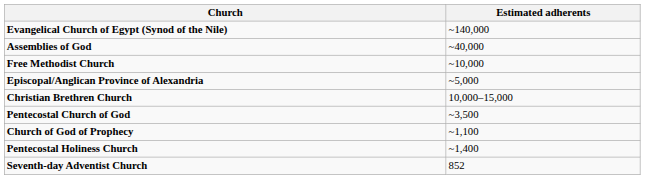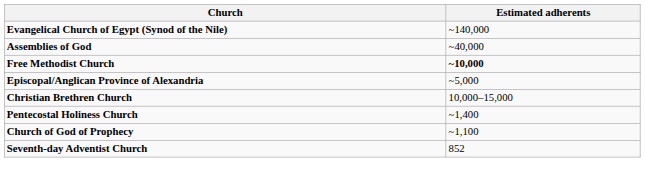(466, 64) normal -> (466, 64) bold
- row: (68, 115)
rows swapped: (72, 149) <-> (70, 132)
